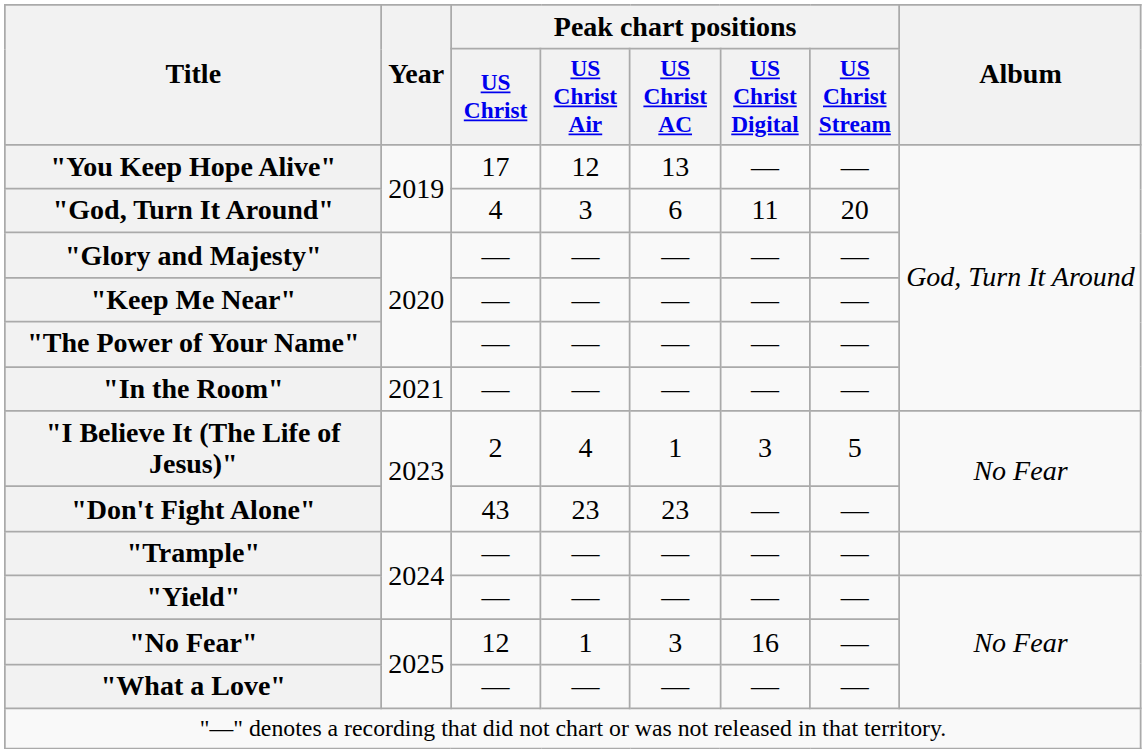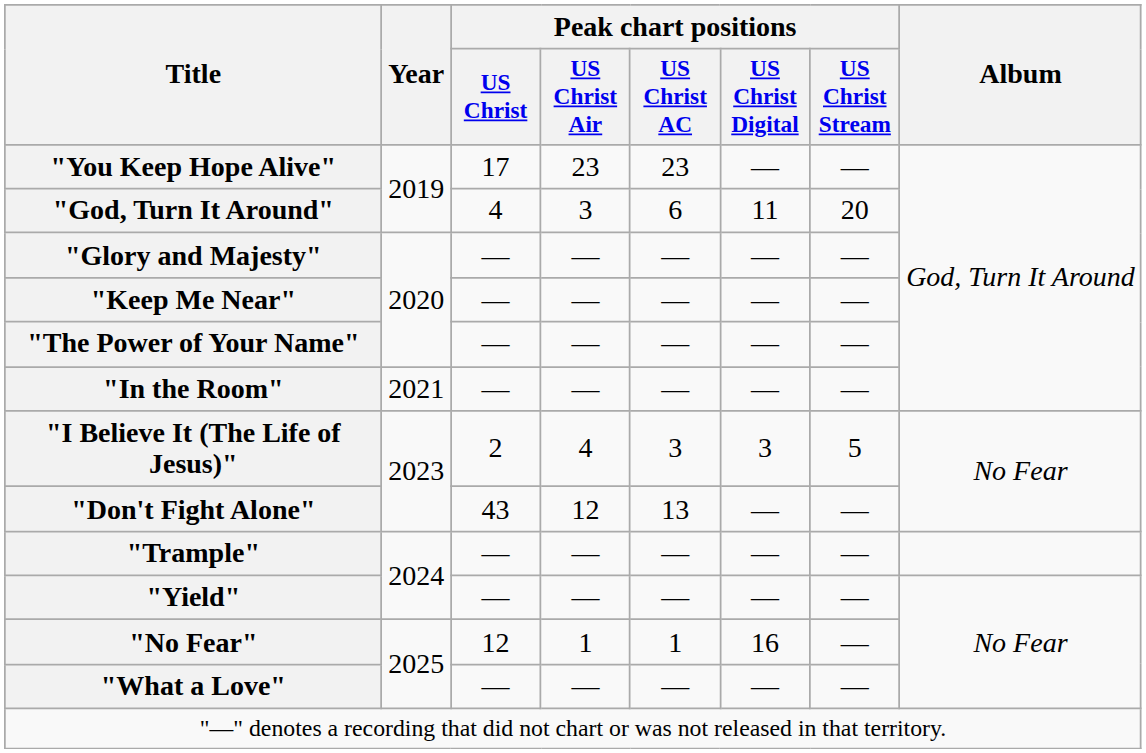(585, 166) 12 -> (585, 166) 23
(675, 166) 13 -> (675, 166) 23
(675, 448) 1 -> (675, 448) 3
(585, 508) 23 -> (585, 508) 12
(675, 508) 23 -> (675, 508) 13
(675, 641) 3 -> (675, 641) 1
